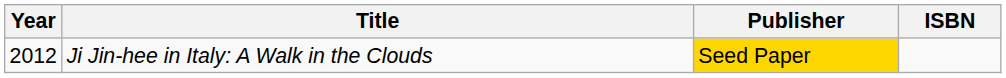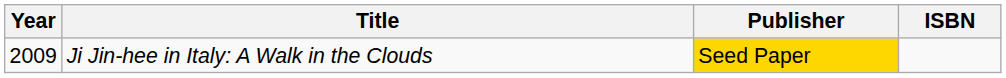(33, 55) 2012 -> (33, 55) 2009
